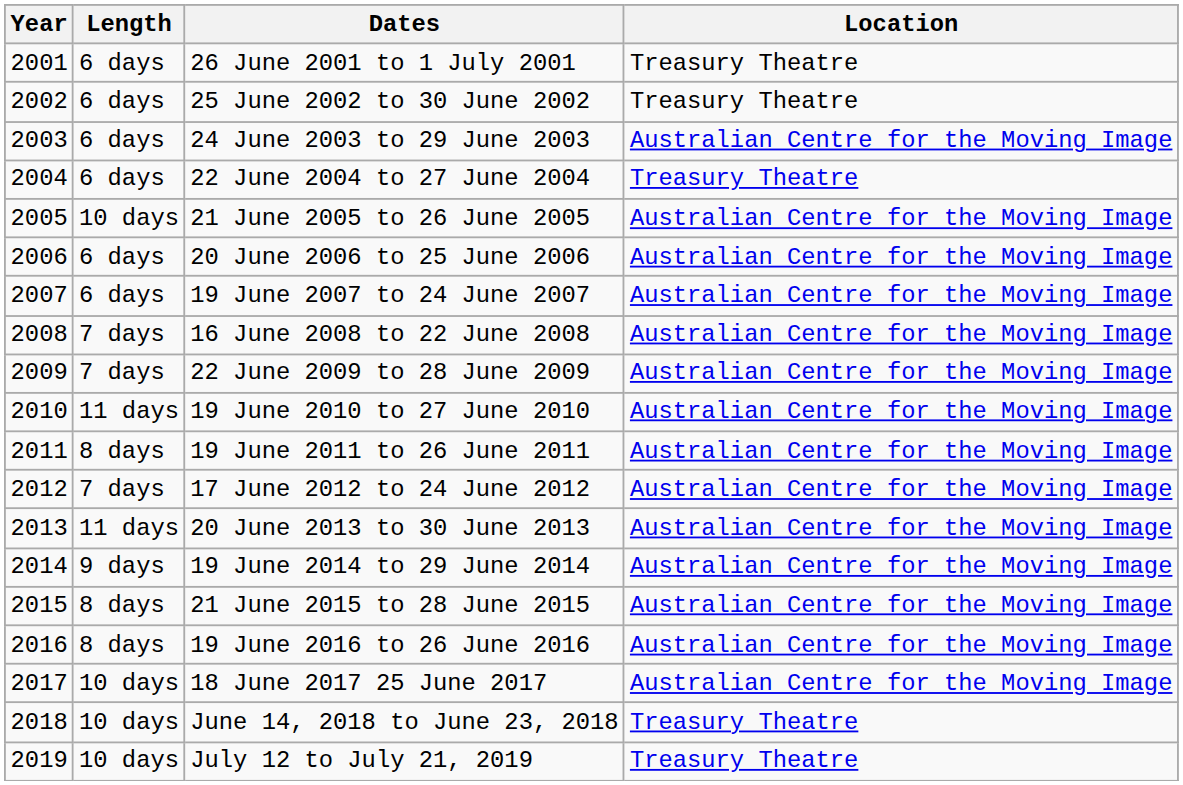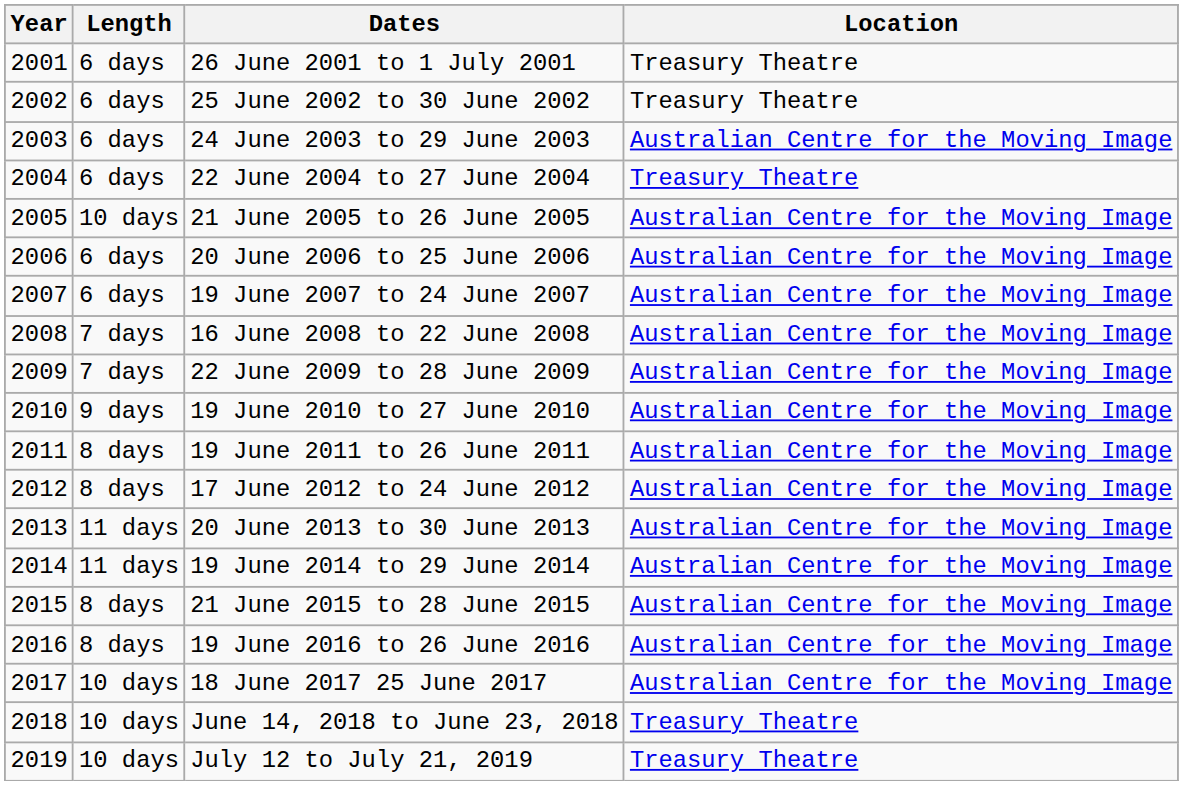(129, 412) 11 days -> (122, 412) 9 days
(122, 490) 7 days -> (122, 490) 8 days
(122, 567) 9 days -> (129, 567) 11 days
